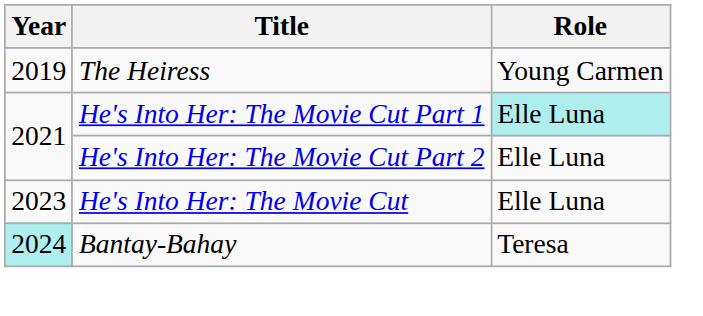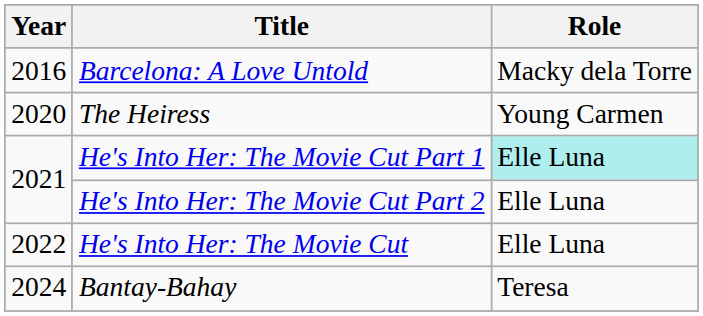+ row: (224, 69)
(39, 69) 2019 -> (39, 113) 2020
(39, 200) 2023 -> (39, 244) 2022
(39, 244) paleturquoise background -> (39, 288) no background
